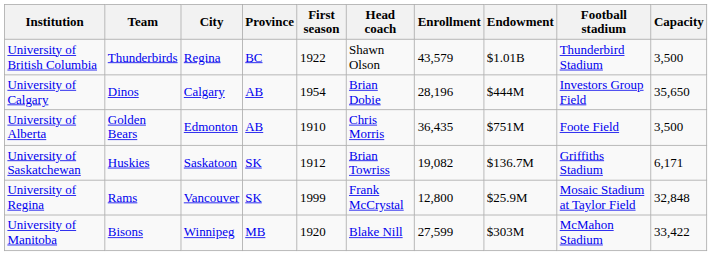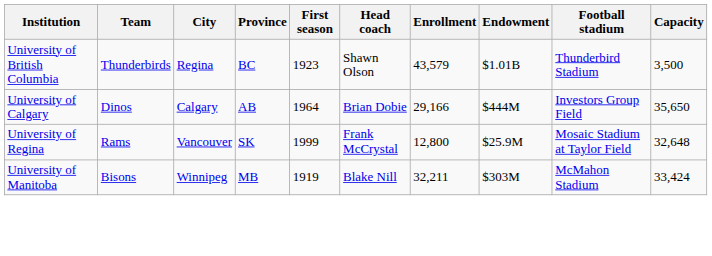(313, 57) 1922 -> (306, 64) 1923
(313, 92) 1954 -> (306, 106) 1964
(435, 92) 28,196 -> (431, 106) 29,166
- row: (42, 127)
- row: (44, 162)
(672, 197) 32,848 -> (672, 142) 32,648
(313, 232) 1920 -> (306, 177) 1919
(435, 232) 27,599 -> (431, 177) 32,211
(672, 232) 33,422 -> (672, 177) 33,424
